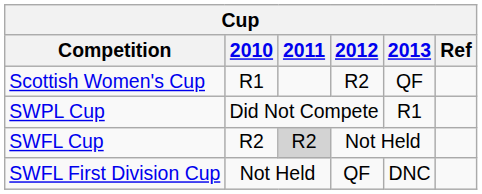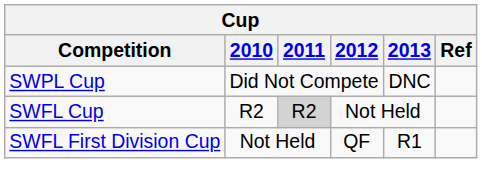- row: (107, 81)
(409, 112) R1 -> (409, 81) DNC
(409, 173) DNC -> (409, 142) R1
